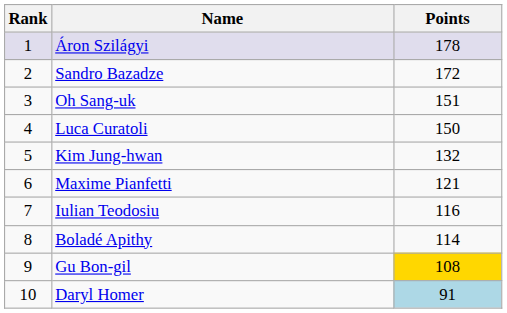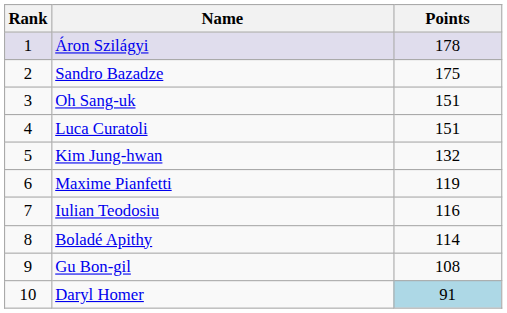(448, 73) 172 -> (448, 73) 175
(448, 128) 150 -> (448, 128) 151
(448, 183) 121 -> (448, 183) 119
(448, 266) gold background -> (448, 266) no background
